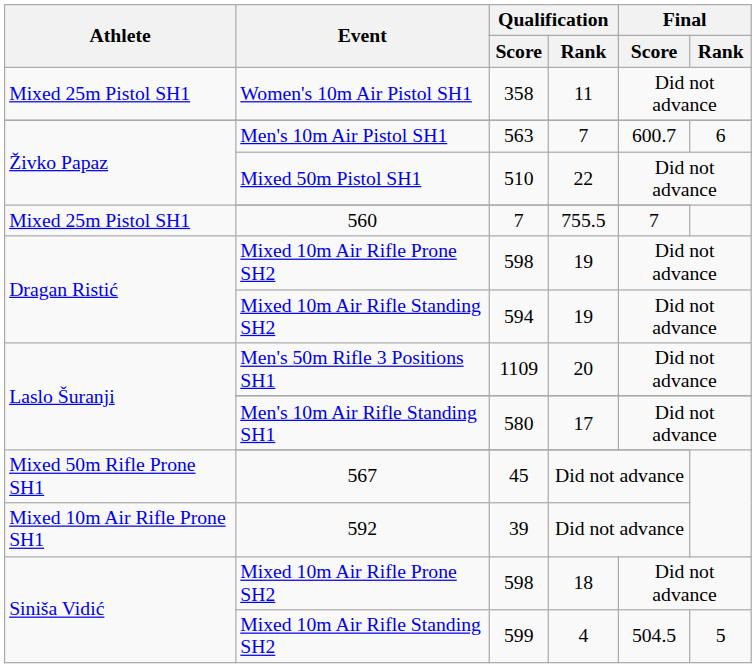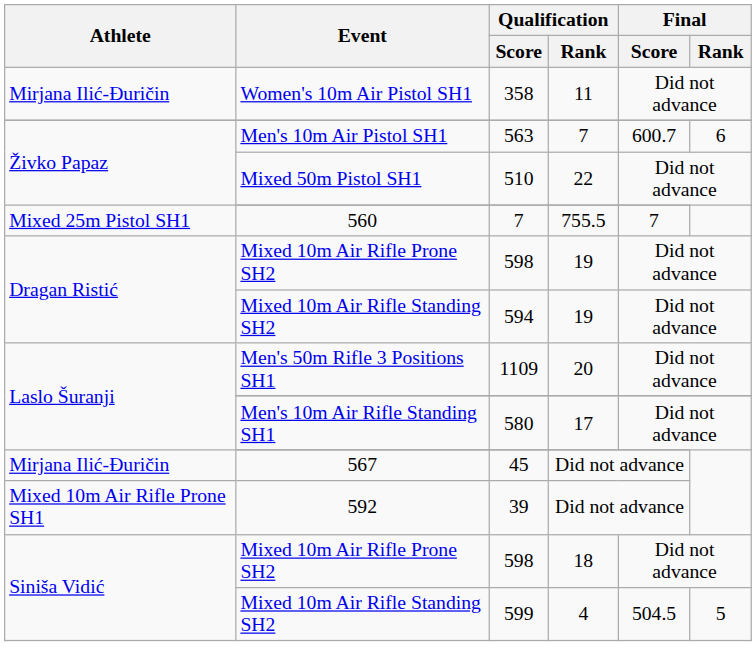(100, 93) Mixed 25m Pistol SH1 -> (89, 93) Mirjana Ilić-Đuričin
(102, 476) Mixed 50m Rifle Prone SH1 -> (89, 465) Mirjana Ilić-Đuričin
